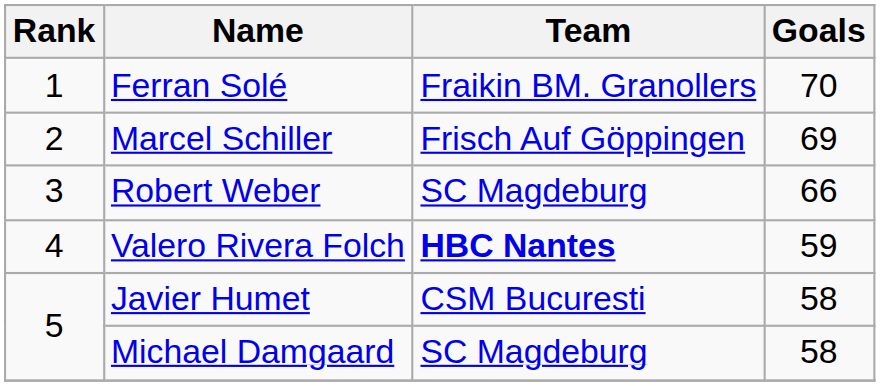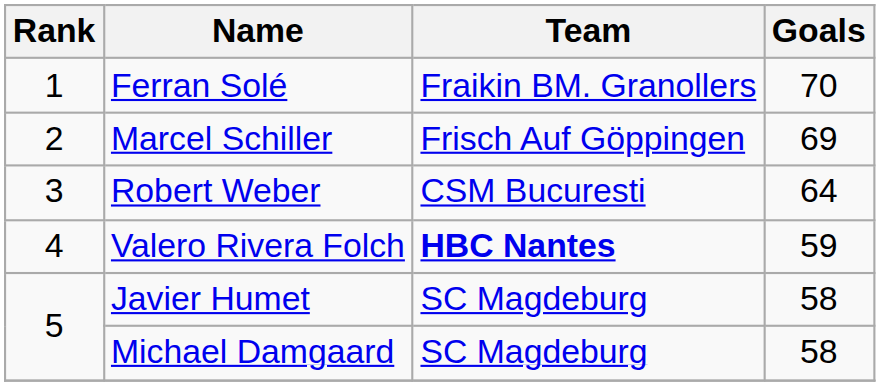(534, 191) SC Magdeburg -> (533, 191) CSM Bucuresti
(819, 191) 66 -> (819, 191) 64
(533, 298) CSM Bucuresti -> (534, 298) SC Magdeburg
